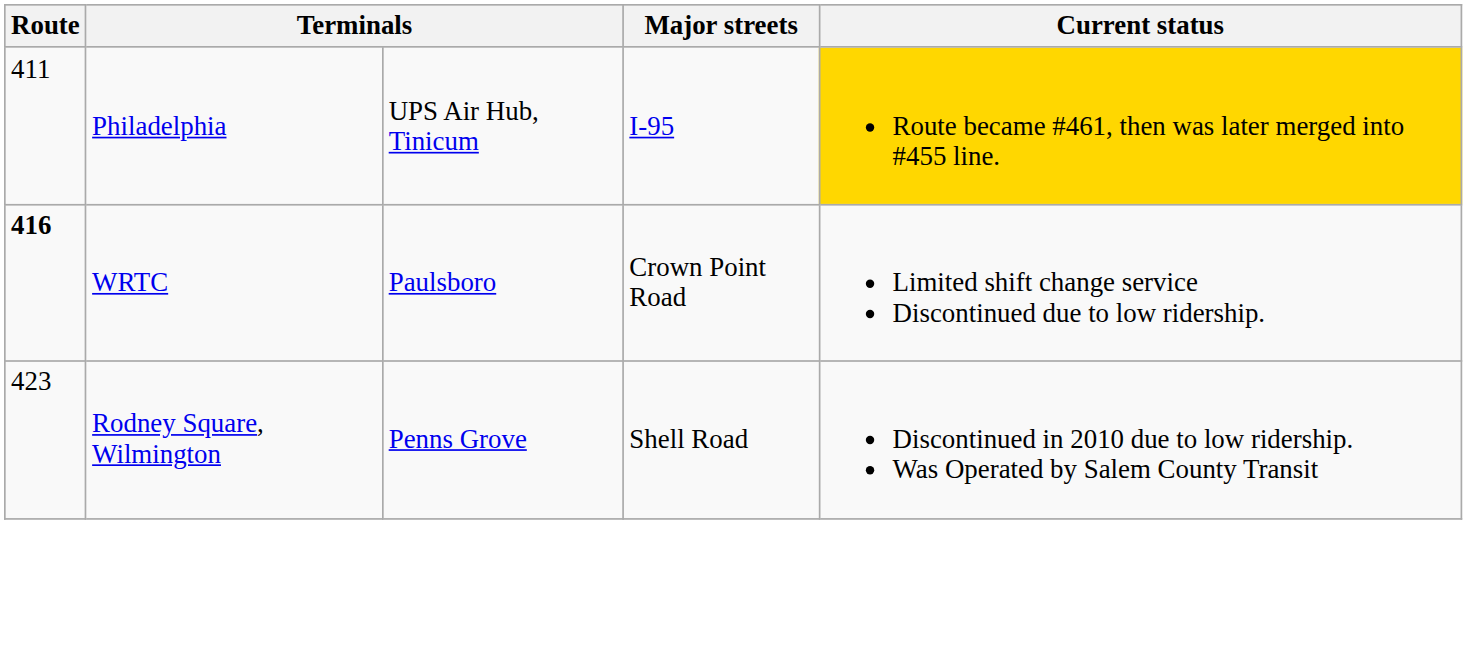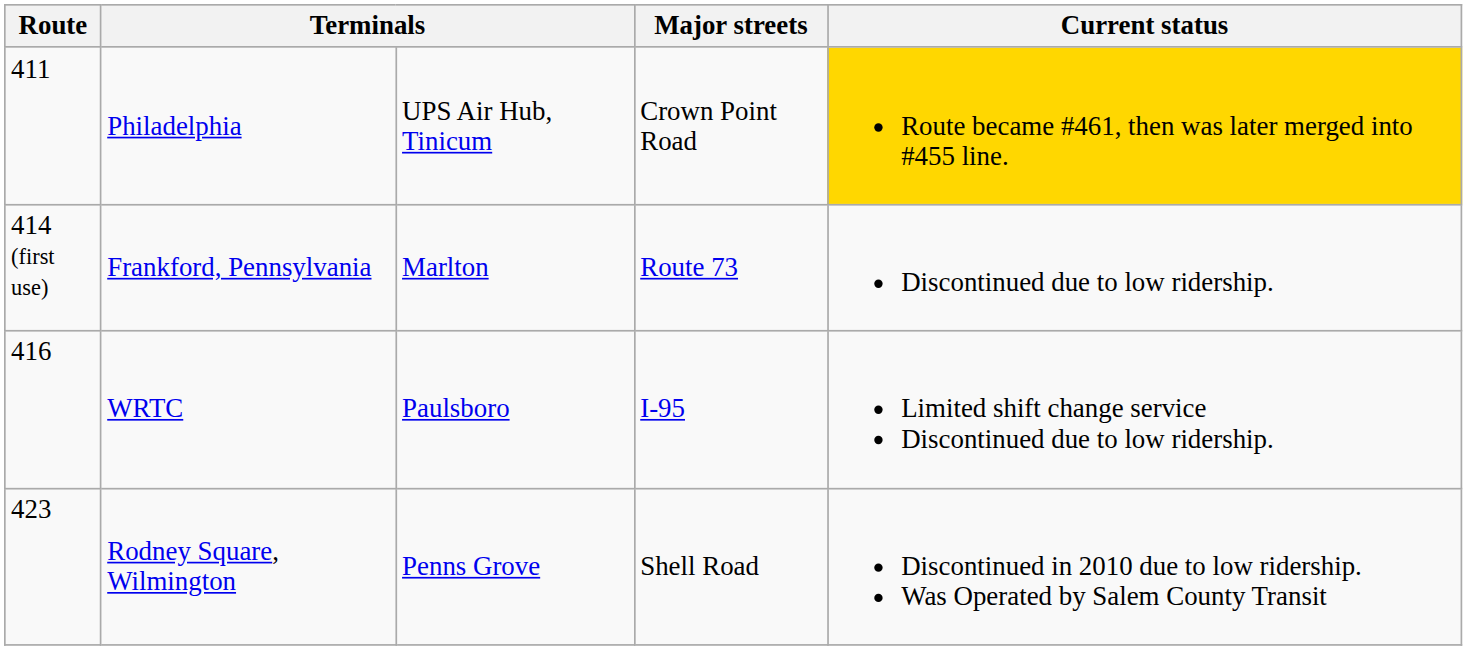(652, 125) I-95 -> (709, 125) Crown Point Road
+ row: (239, 267)
(45, 226) bold -> (53, 352) normal
(698, 282) Crown Point Road -> (663, 409) I-95
